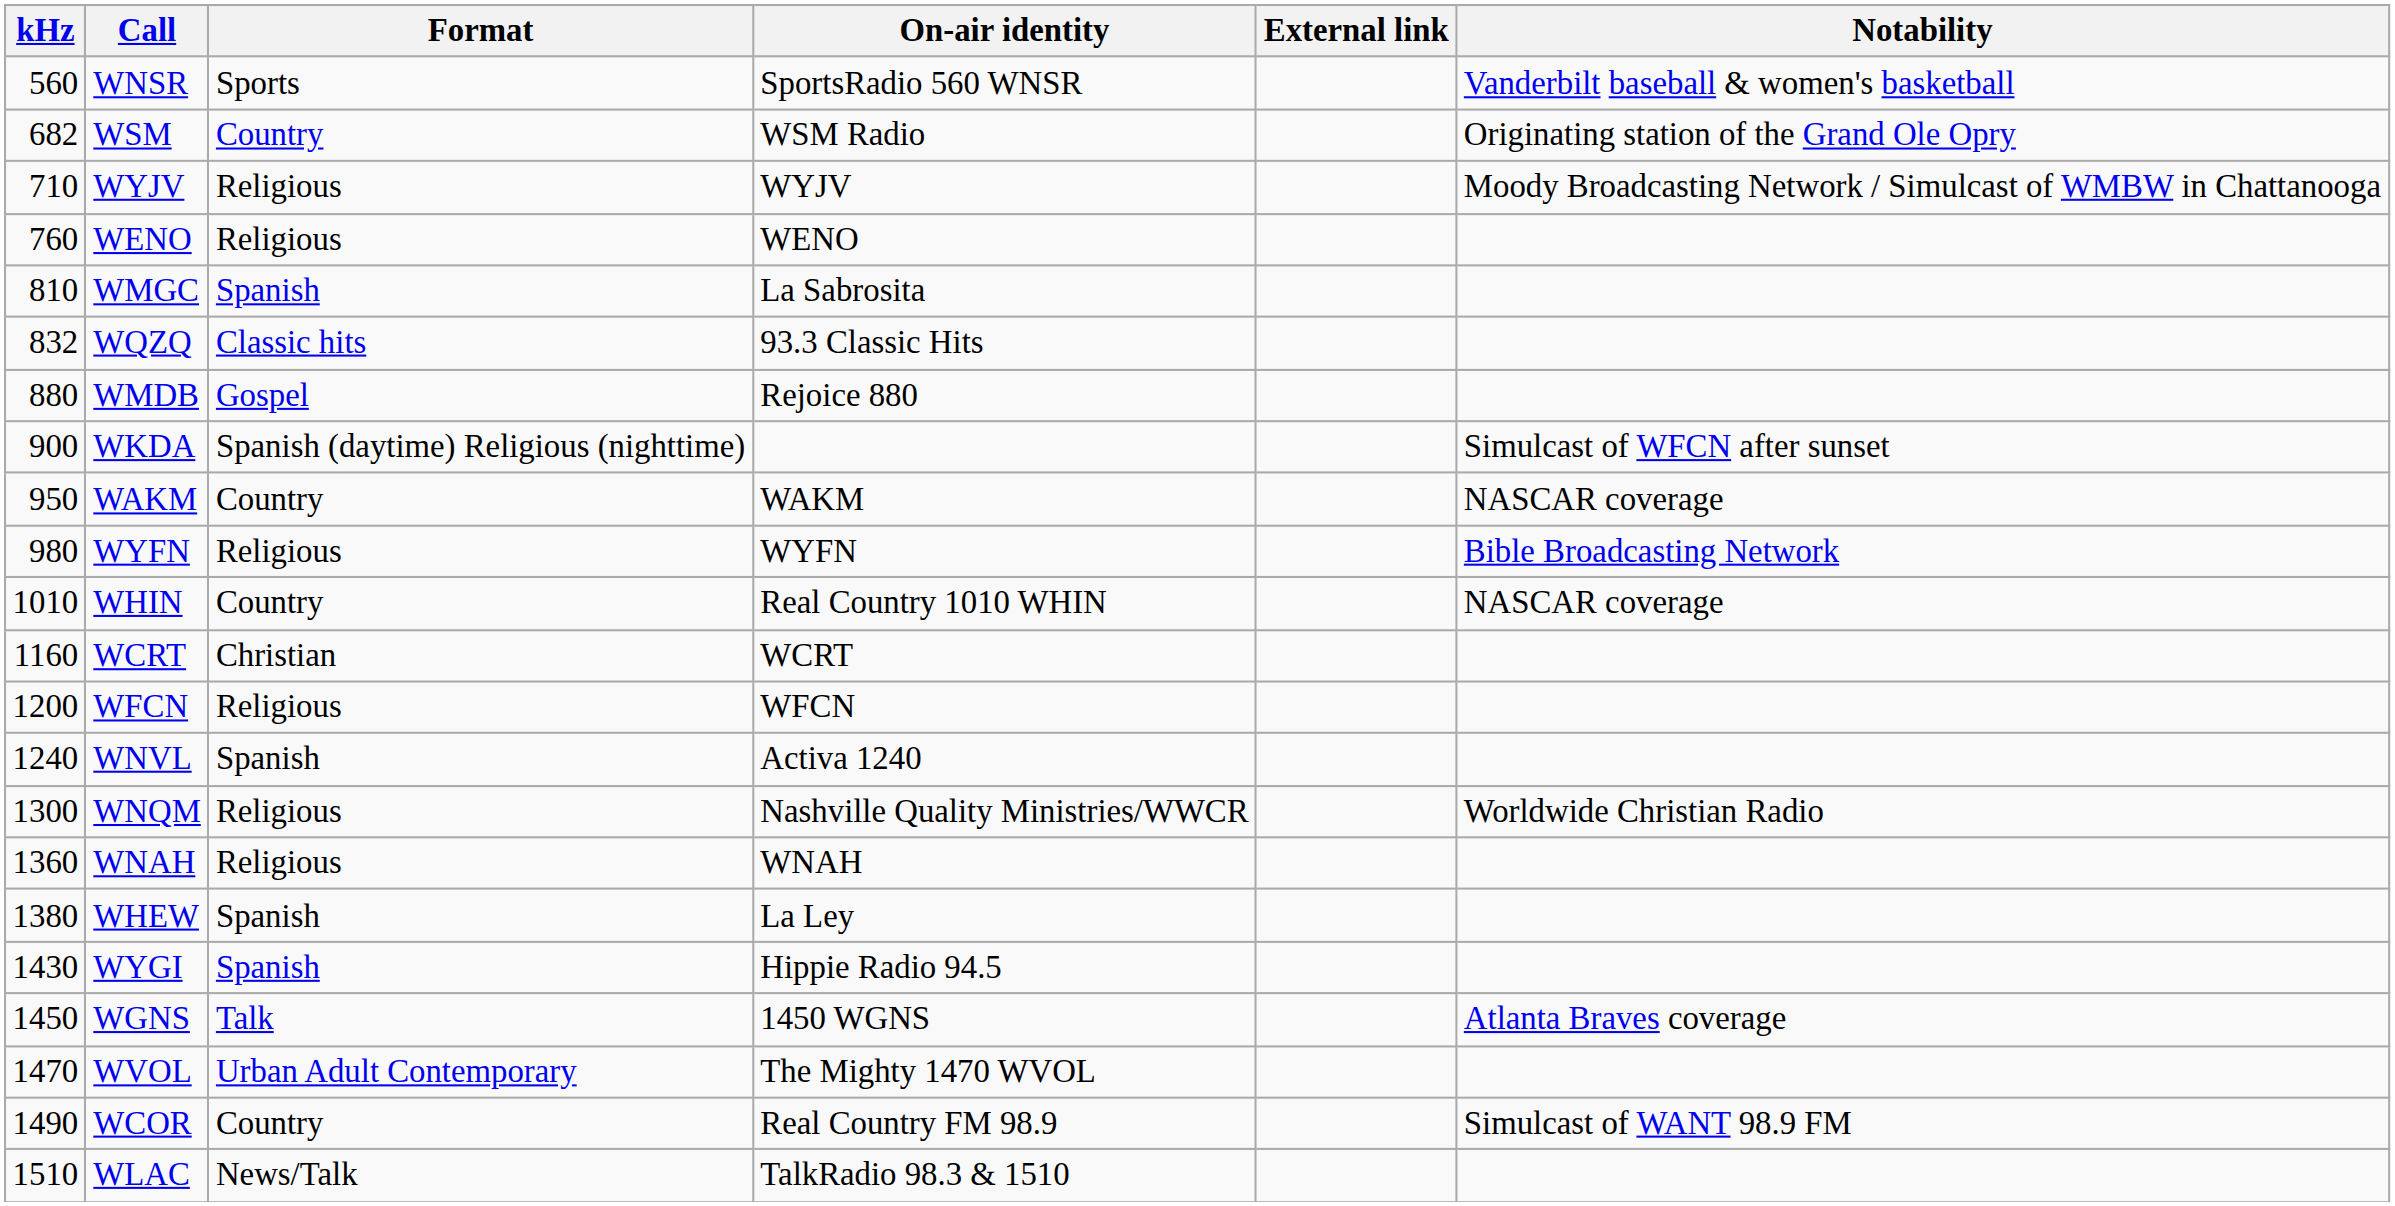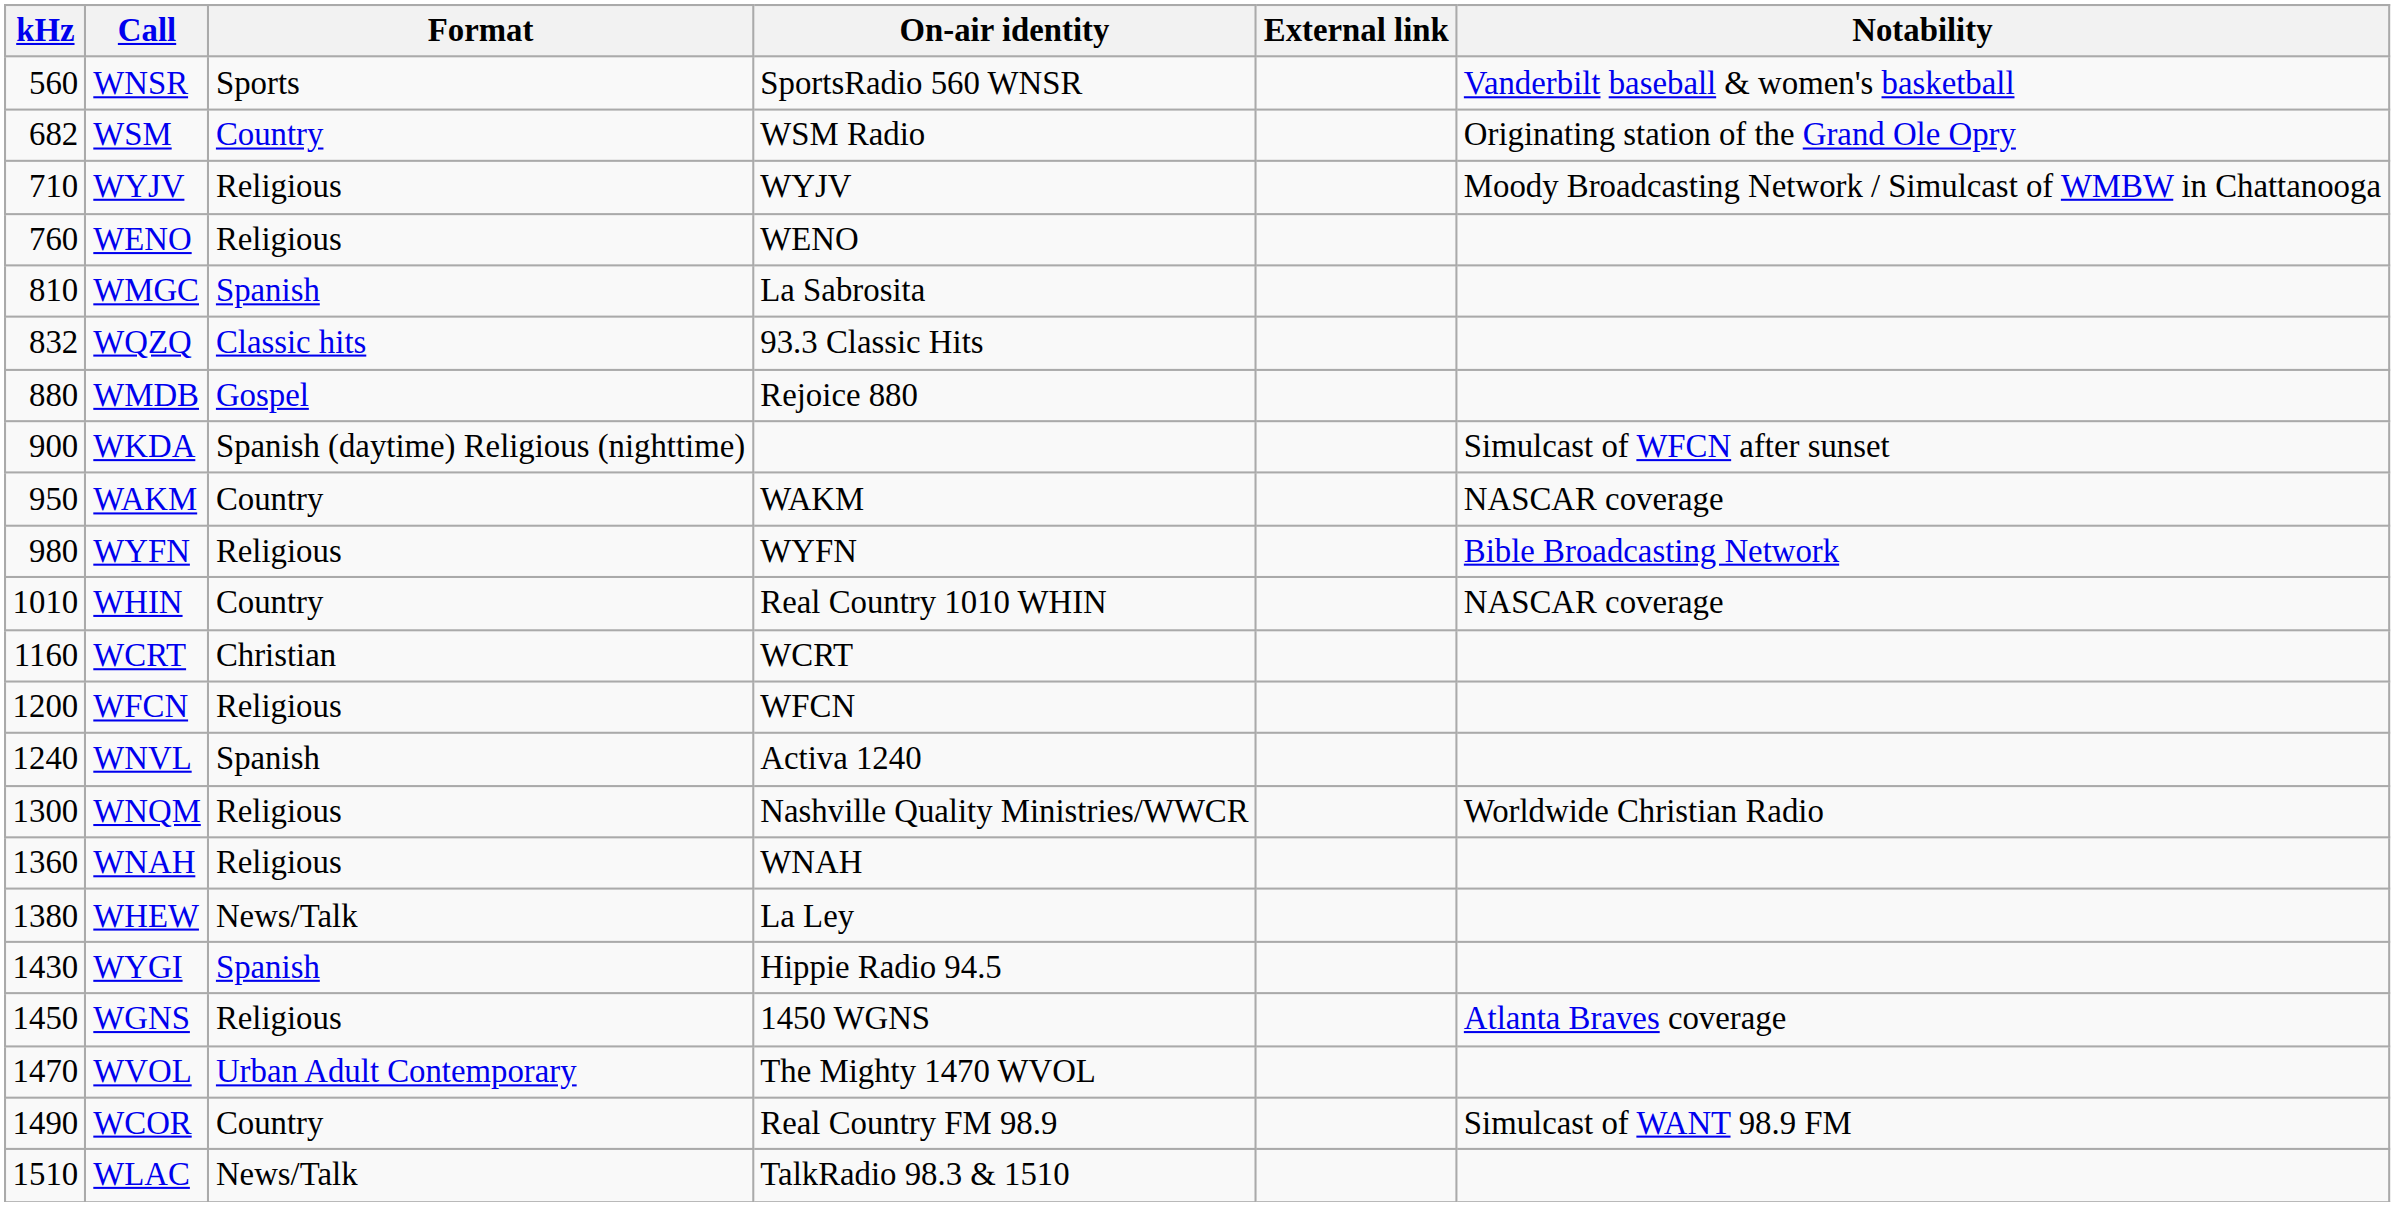(268, 914) Spanish -> (287, 914) News/Talk
(245, 1018) Talk -> (279, 1018) Religious
